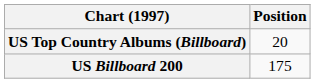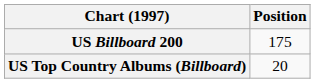rows swapped: (127, 66) <-> (127, 41)
